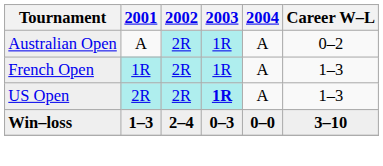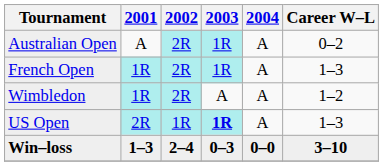+ row: (47, 95)
(181, 95) 2R -> (181, 122) 1R
